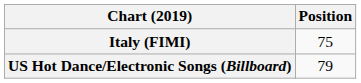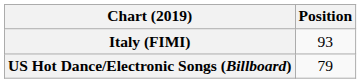(325, 41) 75 -> (325, 41) 93
